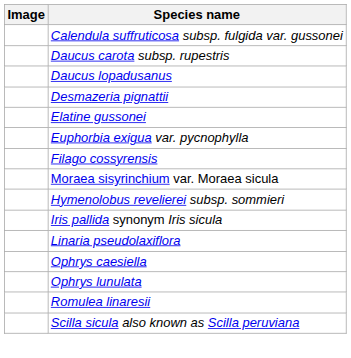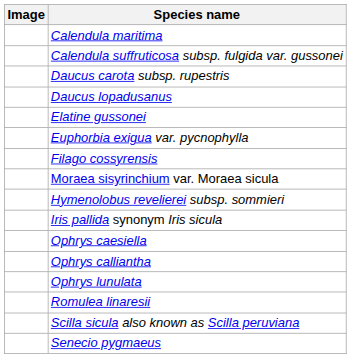+ row: (107, 35)
- row: (110, 96)
- row: (116, 240)
+ row: (101, 261)
+ row: (106, 343)
